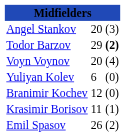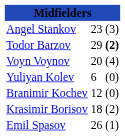(96, 29) 20 -> (96, 29) 23
(96, 109) 11 -> (96, 109) 18
(112, 109) (1) -> (112, 109) (2)
(112, 125) (2) -> (112, 125) (1)
